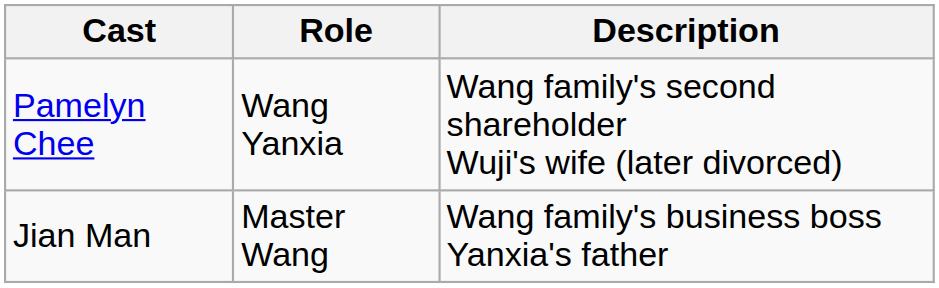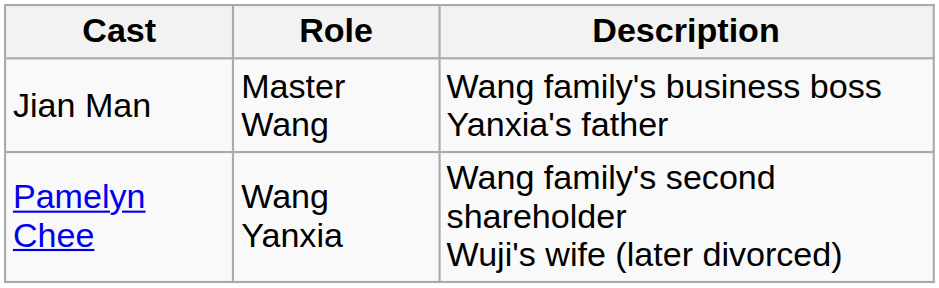rows swapped: (79, 123) <-> (82, 235)
